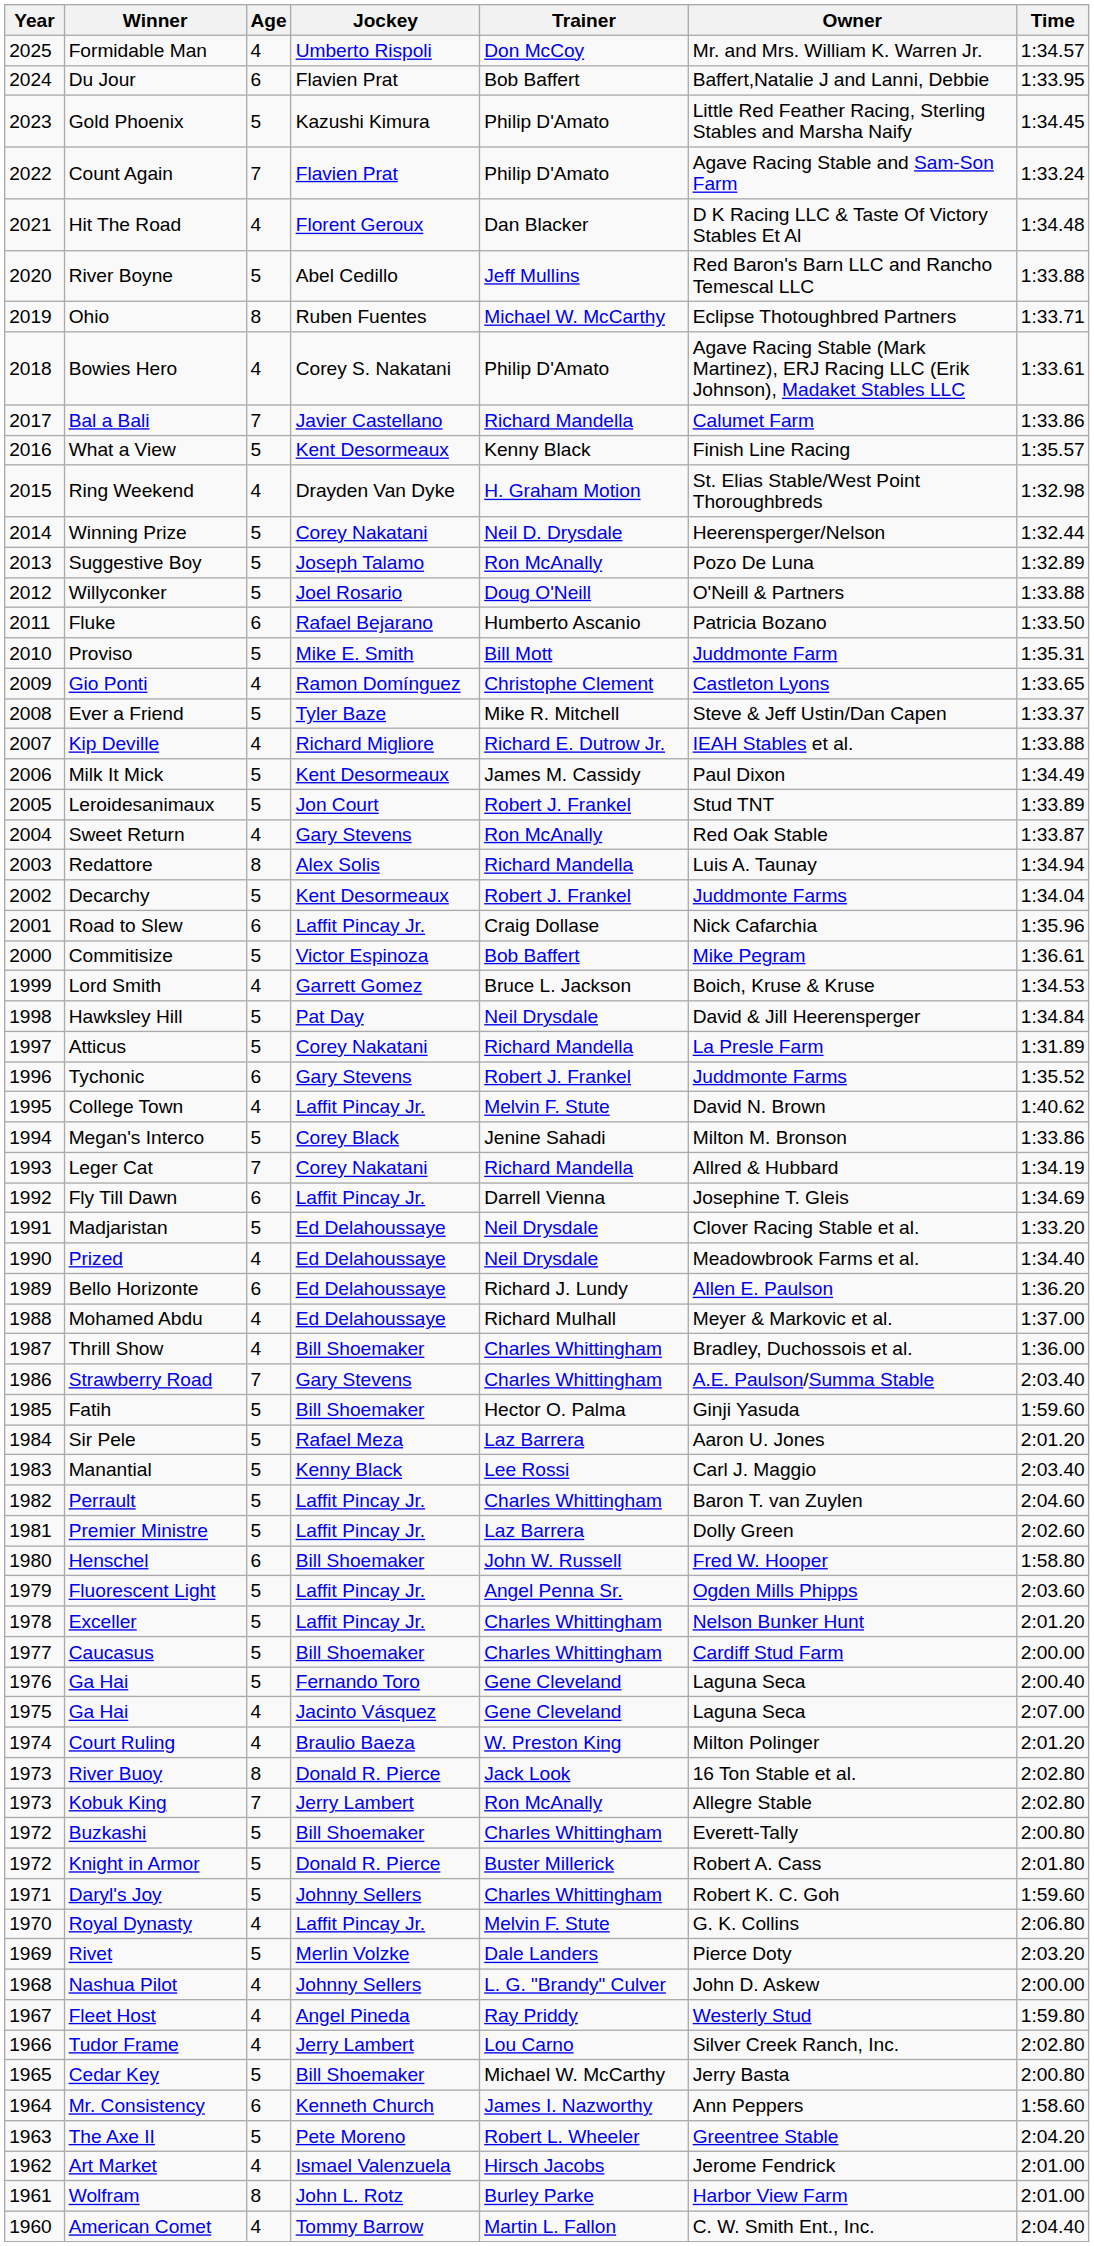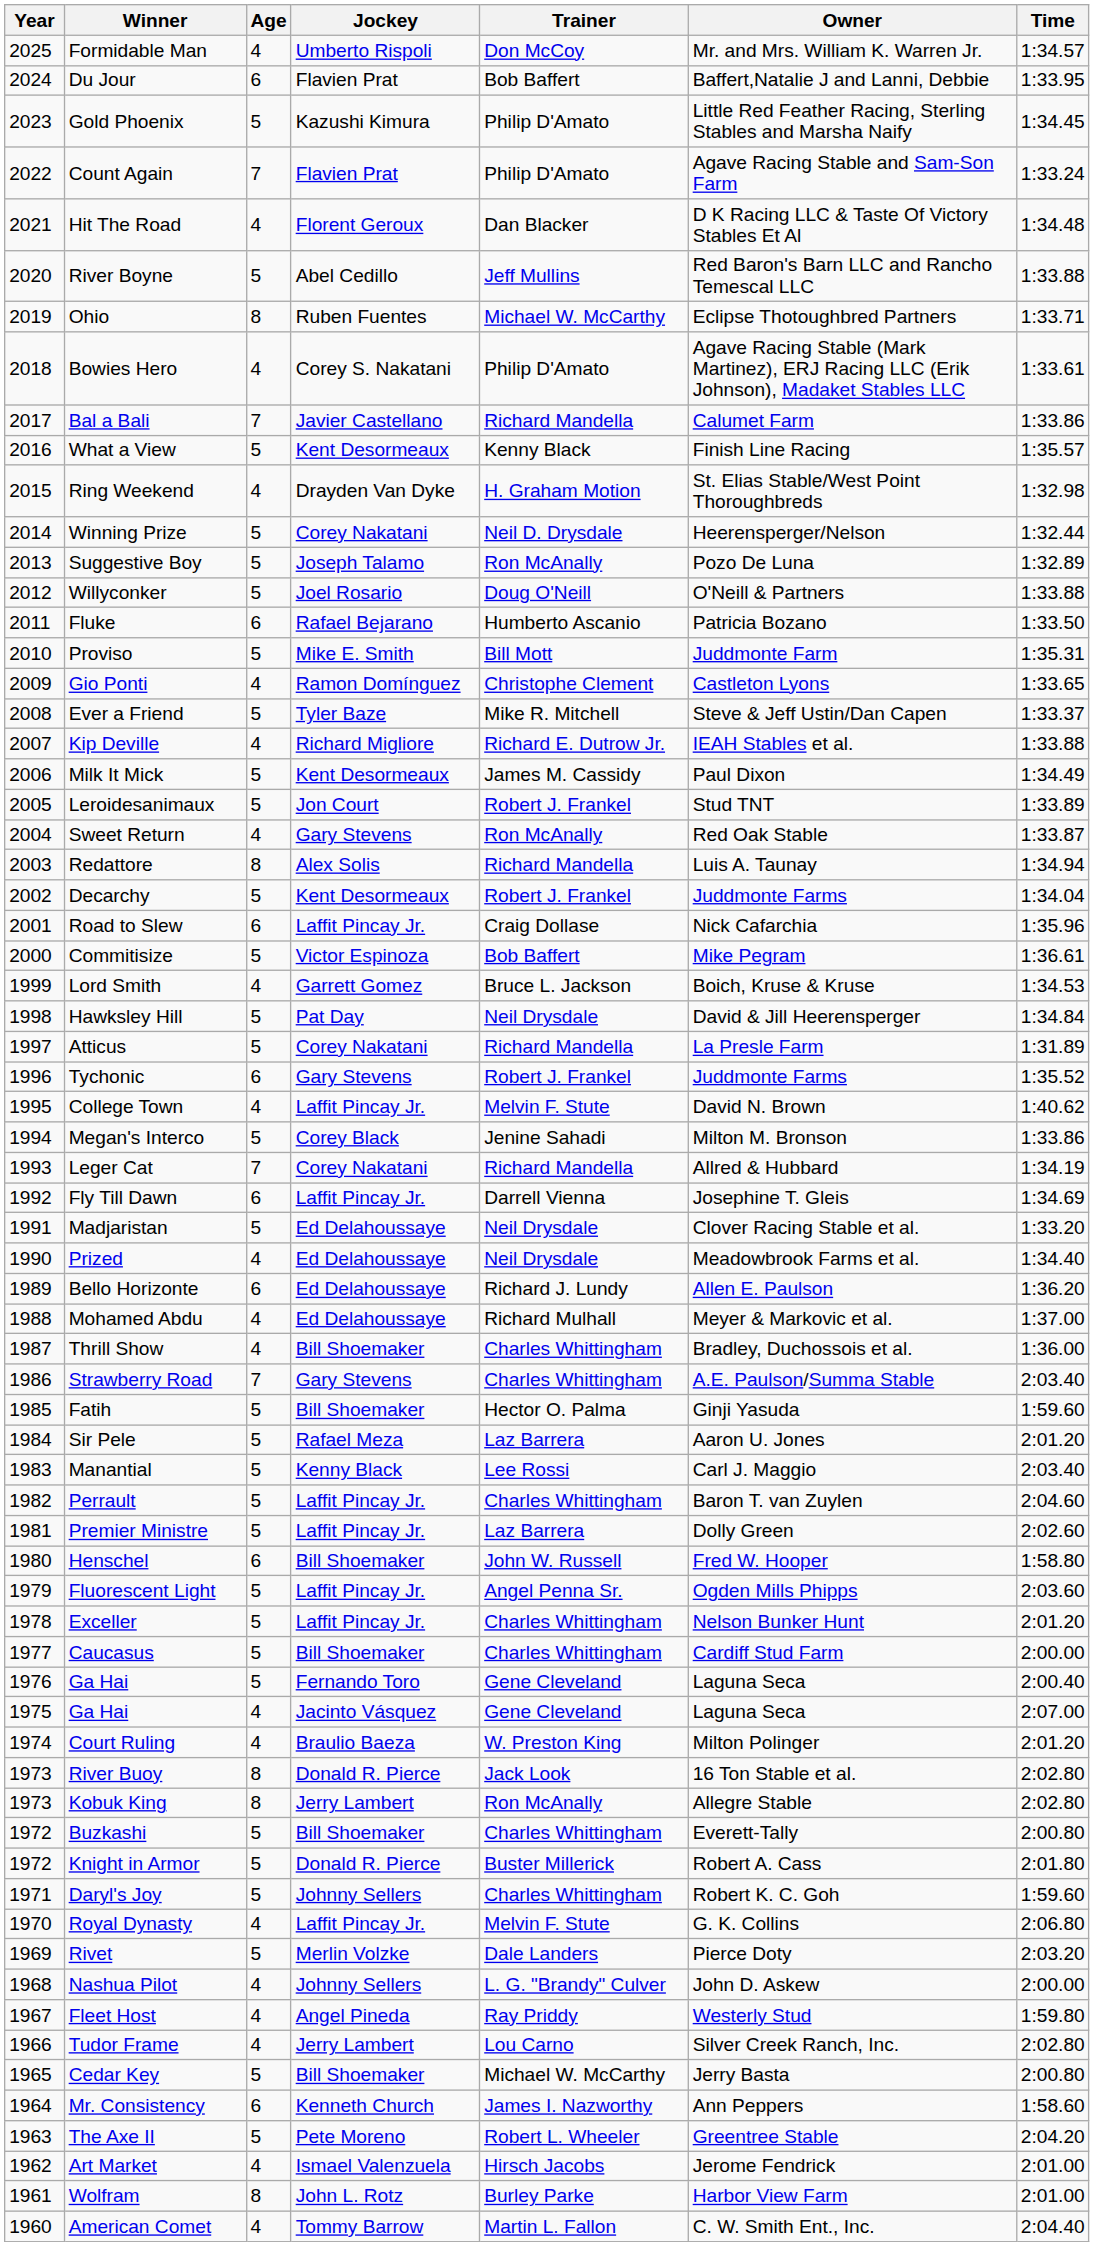(256, 1803) 7 -> (256, 1803) 8
